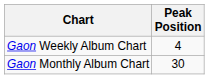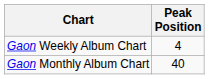(178, 64) 30 -> (178, 64) 40
